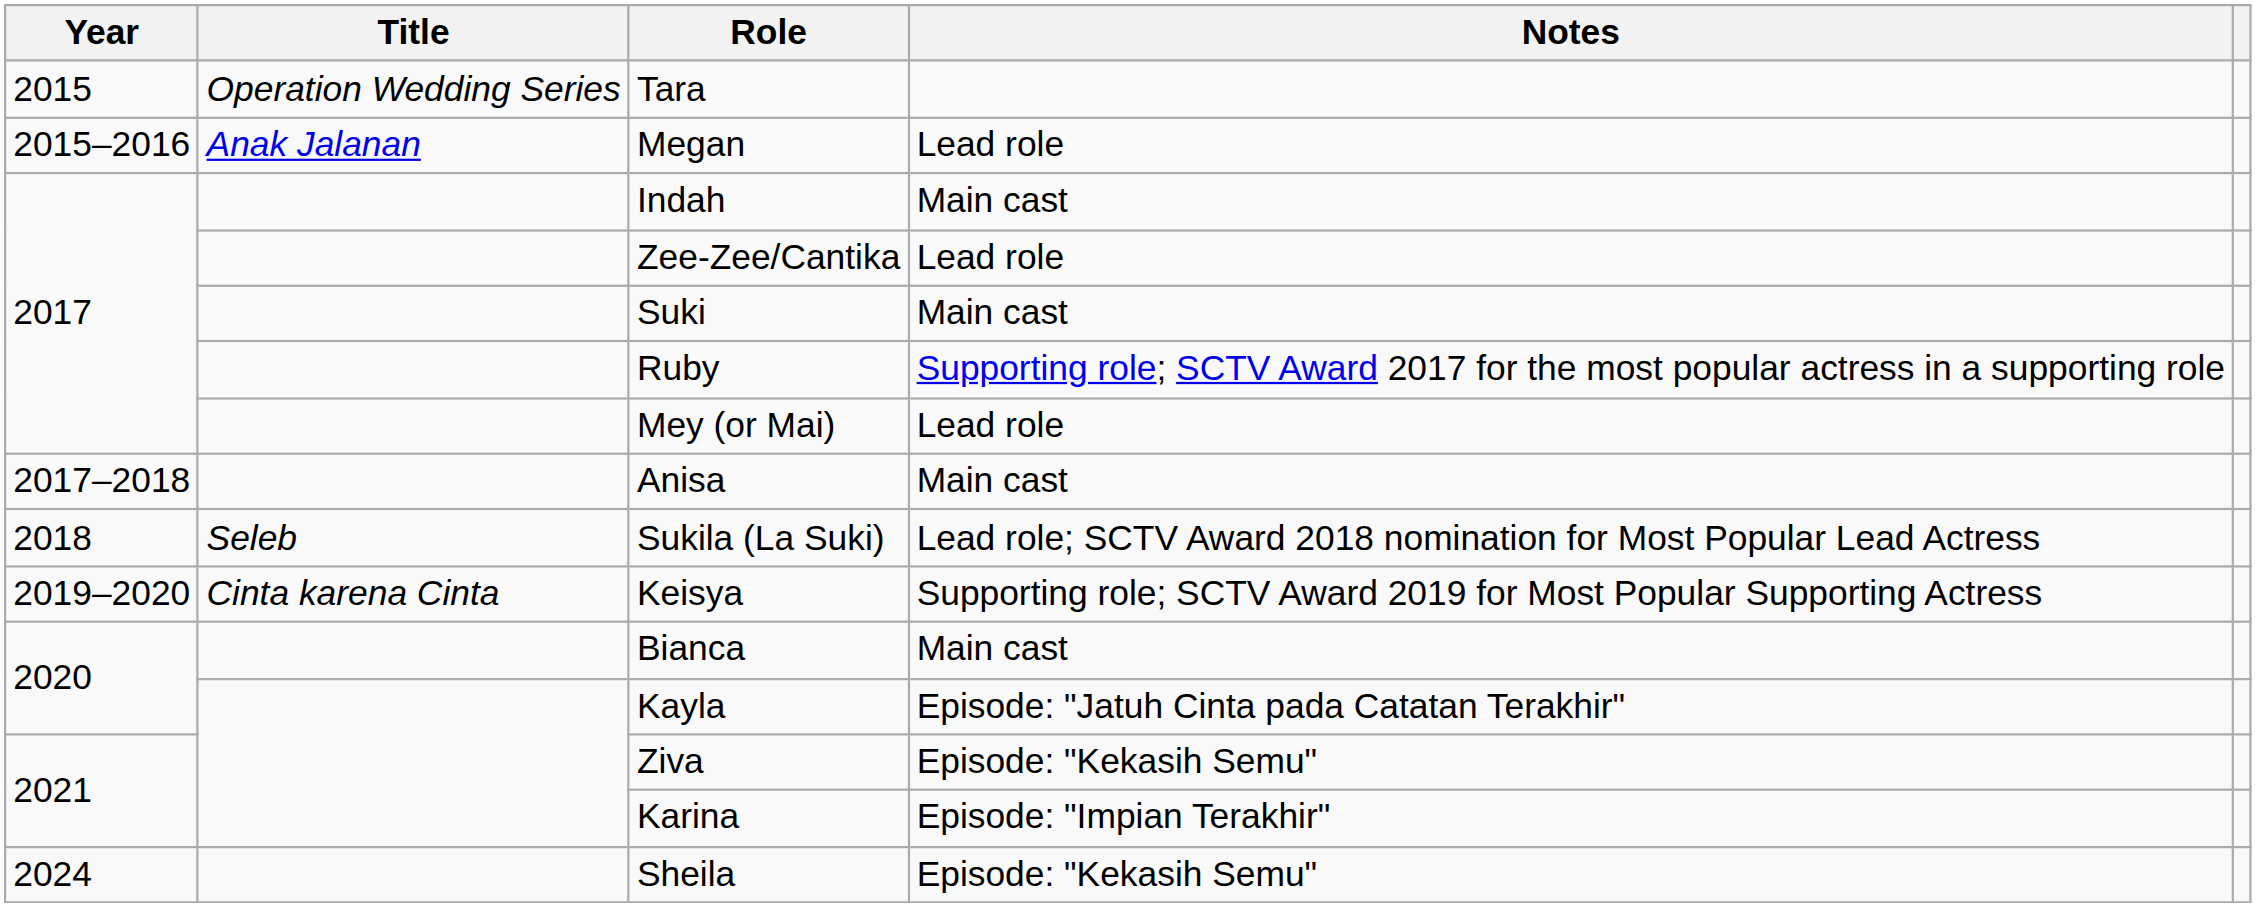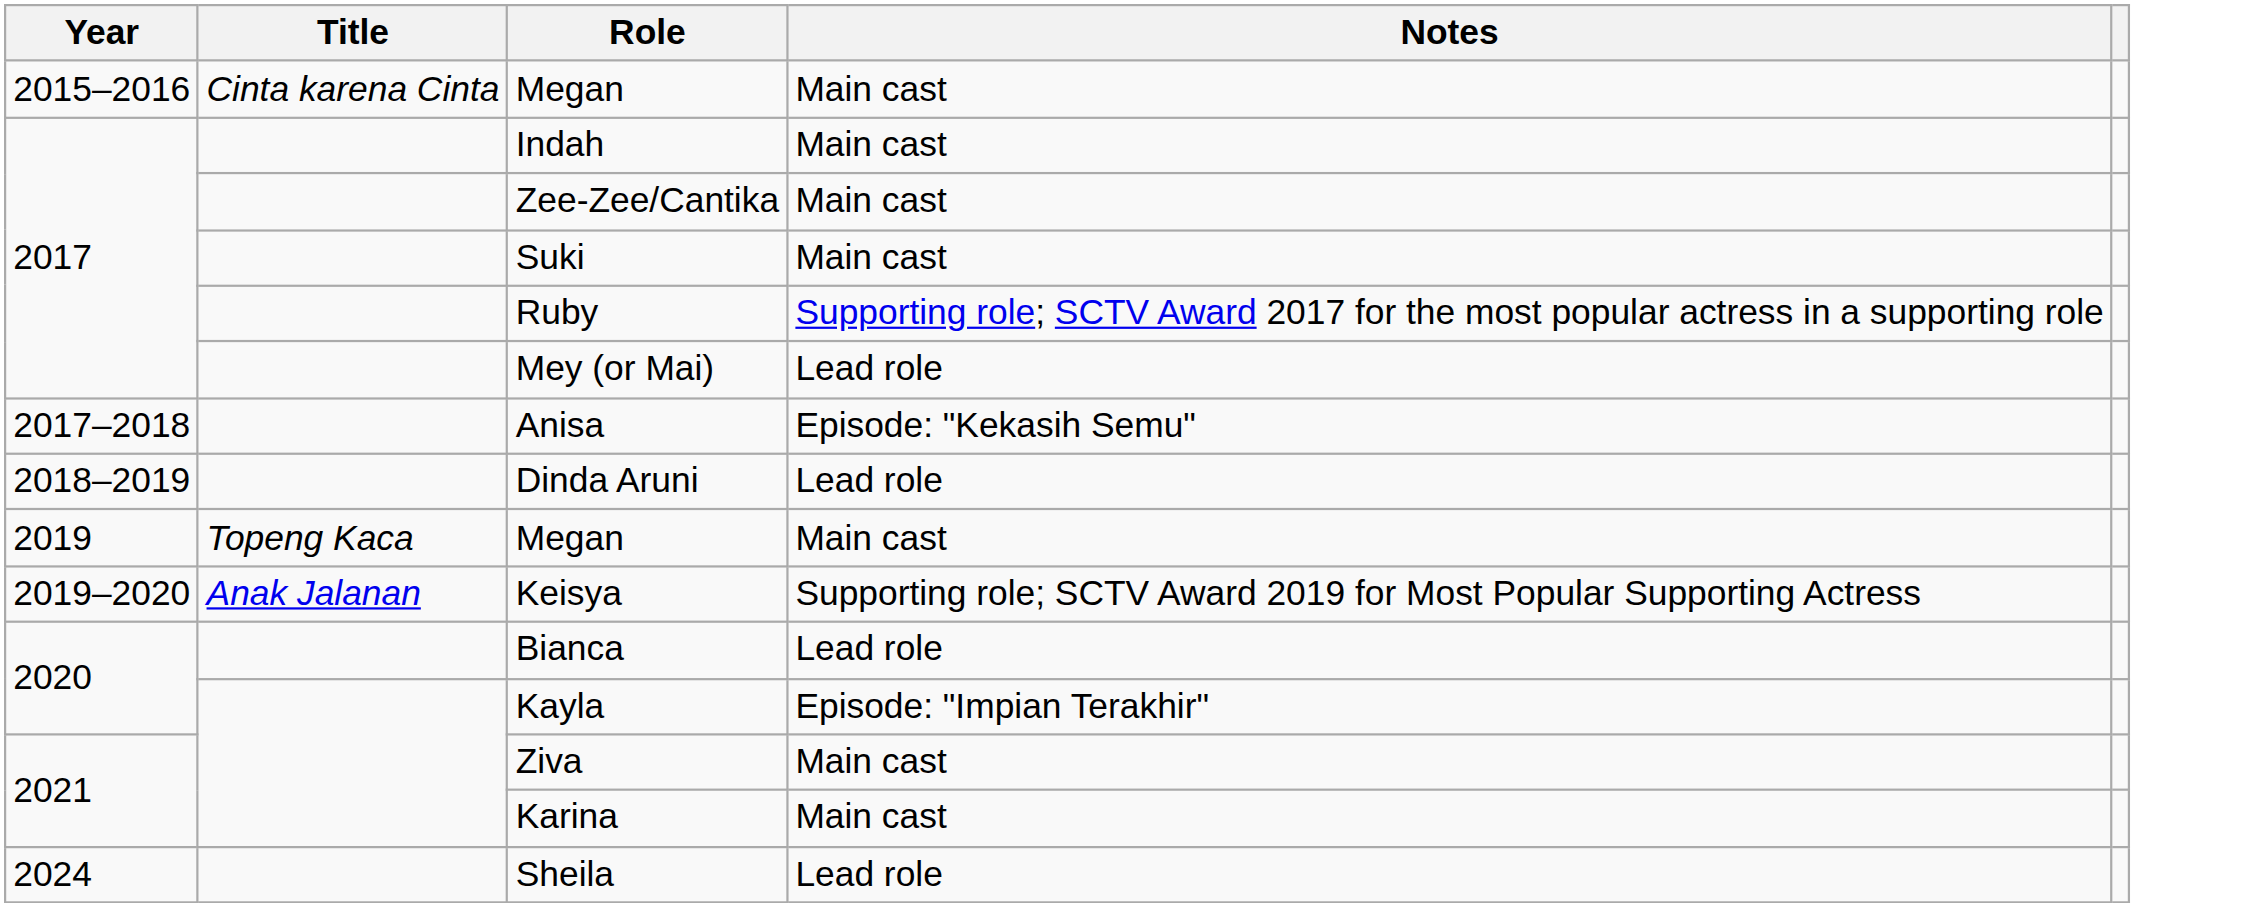- row: (53, 88)
(314, 144) Anak Jalanan -> (353, 88) Cinta karena Cinta
(990, 144) Lead role -> (871, 88) Main cast
(990, 256) Lead role -> (871, 200) Main cast
(992, 481) Main cast -> (996, 425) Episode: "Kekasih Semu"
- row: (53, 537)
+ row: (102, 481)
+ row: (53, 537)
(353, 593) Cinta karena Cinta -> (314, 593) Anak Jalanan
(992, 649) Main cast -> (869, 649) Lead role
(1271, 705) Episode: "Jatuh Cinta pada Catatan Terakhir" -> (1002, 705) Episode: "Impian Terakhir"
(1117, 761) Episode: "Kekasih Semu" -> (871, 761) Main cast
(1123, 817) Episode: "Impian Terakhir" -> (871, 817) Main cast
(1117, 873) Episode: "Kekasih Semu" -> (869, 873) Lead role
